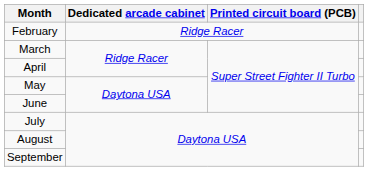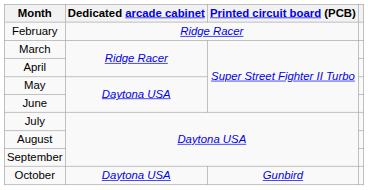+ row: (35, 175)
